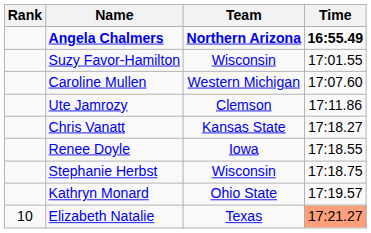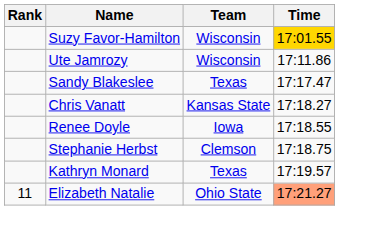- row: (106, 37)
(335, 60) no background -> (304, 37) gold background
- row: (98, 82)
(244, 104) Clemson -> (228, 60) Wisconsin
+ row: (101, 82)
(244, 171) Wisconsin -> (228, 149) Clemson
(244, 194) Ohio State -> (228, 171) Texas
(25, 216) 10 -> (25, 194) 11
(244, 216) Texas -> (228, 194) Ohio State
